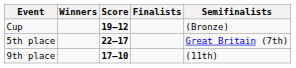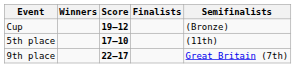(115, 41) 22–17 -> (115, 41) 17–10
(237, 41) Great Britain (7th) -> (202, 41) (11th)
(115, 56) 17–10 -> (115, 56) 22–17
(202, 56) (11th) -> (237, 56) Great Britain (7th)
